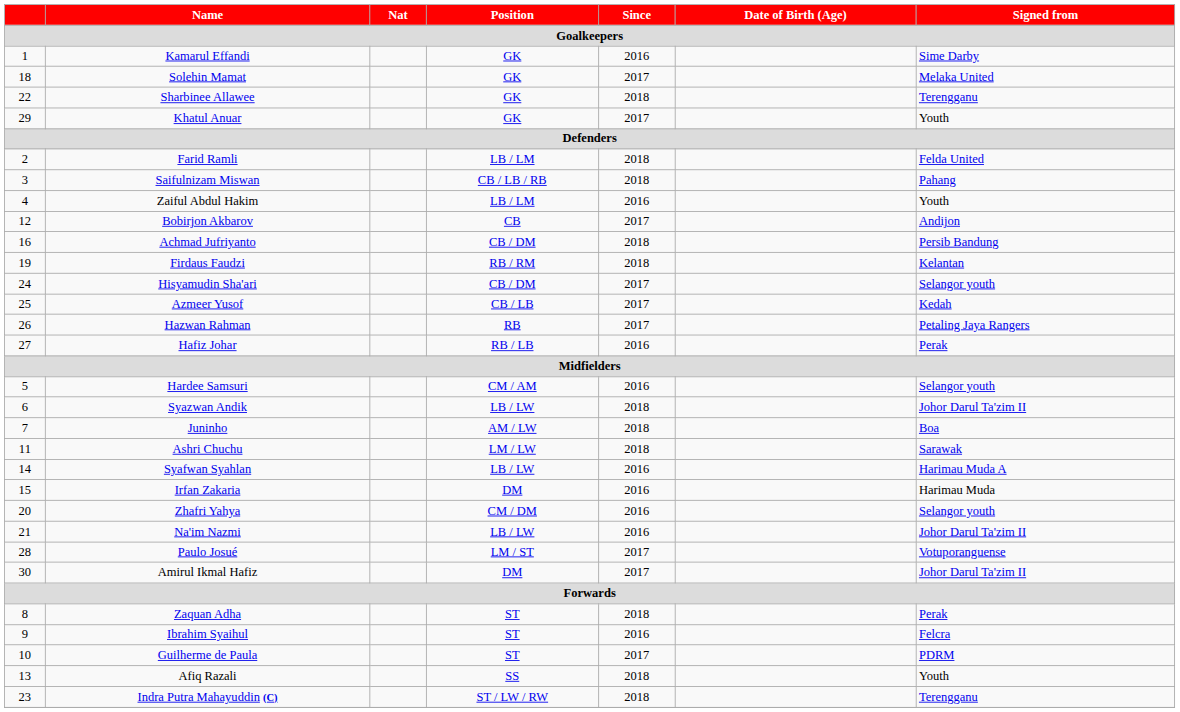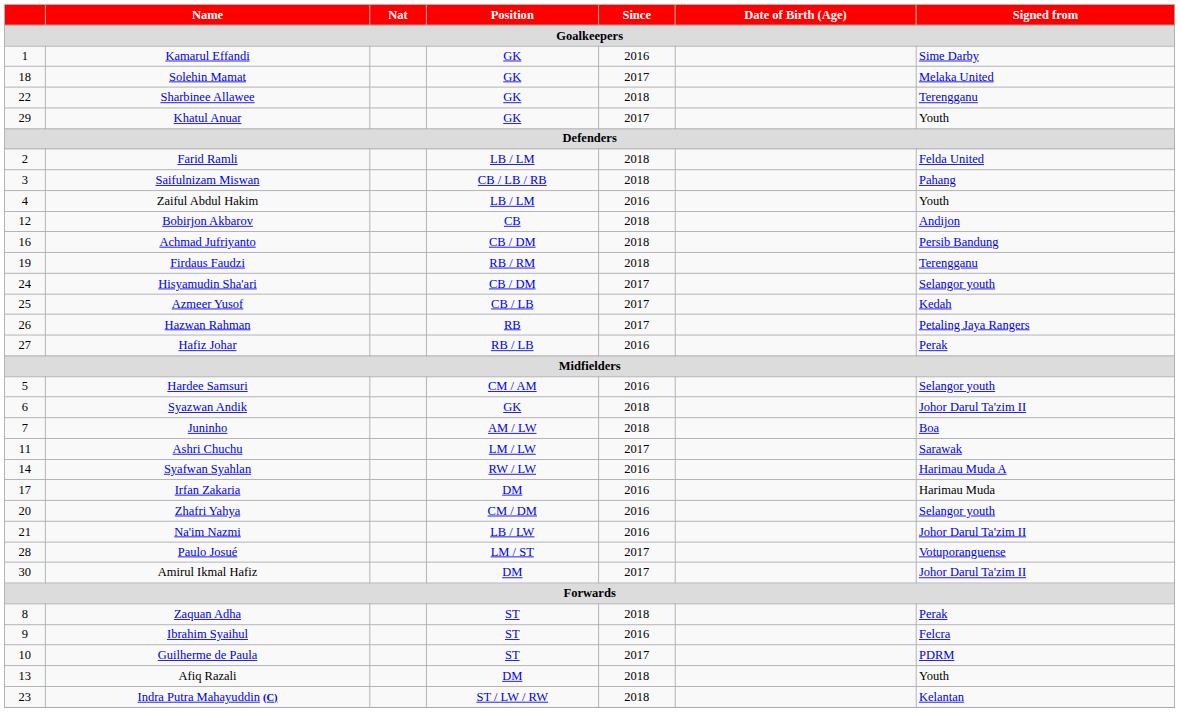(637, 221) 2017 -> (637, 221) 2018
(942, 263) Kelantan -> (948, 263) Terengganu
(512, 407) LB / LW -> (512, 407) GK
(637, 449) 2018 -> (637, 449) 2017
(512, 469) LB / LW -> (512, 469) RW / LW
(25, 490) 15 -> (25, 490) 17
(512, 676) SS -> (512, 676) DM
(948, 697) Terengganu -> (942, 697) Kelantan
